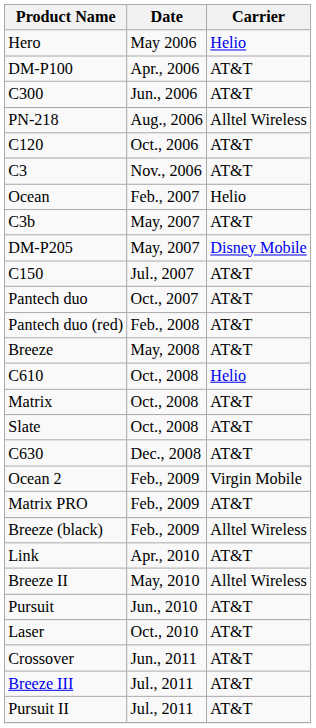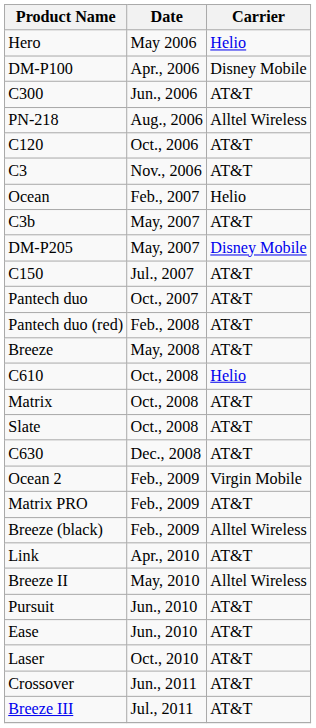(231, 68) AT&T -> (259, 68) Disney Mobile
+ row: (23, 632)
- row: (39, 709)
